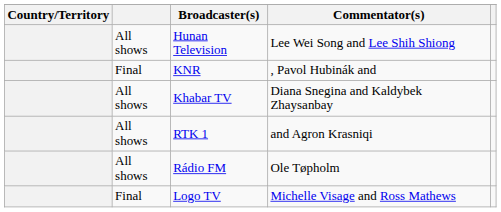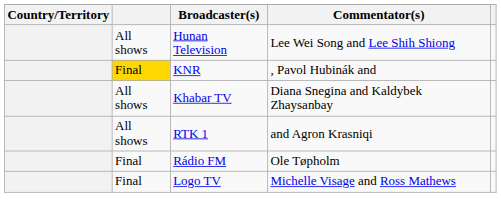(128, 70) no background -> (128, 70) gold background
(131, 168) All shows -> (128, 161) Final
